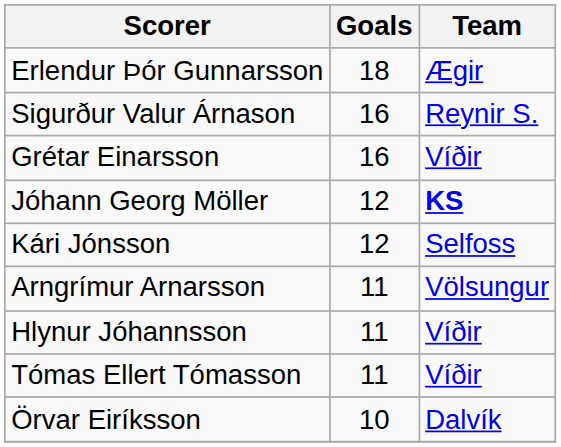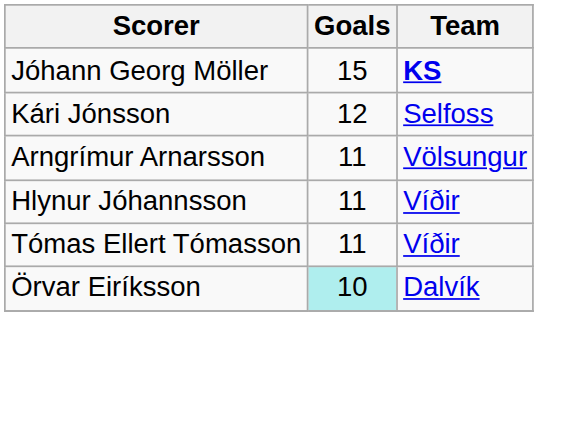- row: (167, 69)
- row: (153, 113)
- row: (115, 157)
(374, 200) 12 -> (352, 69) 15
(374, 419) no background -> (352, 288) paleturquoise background
